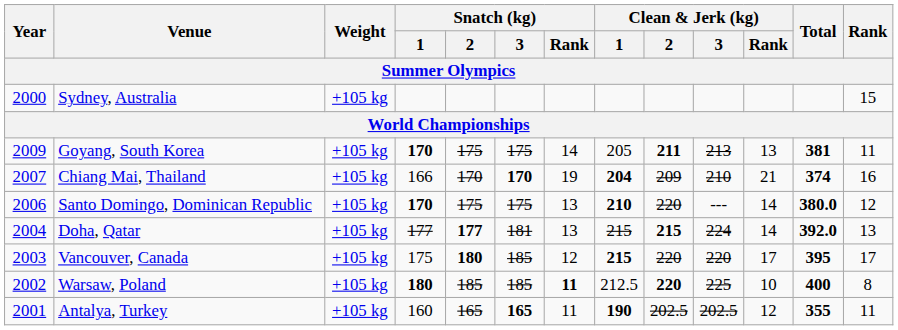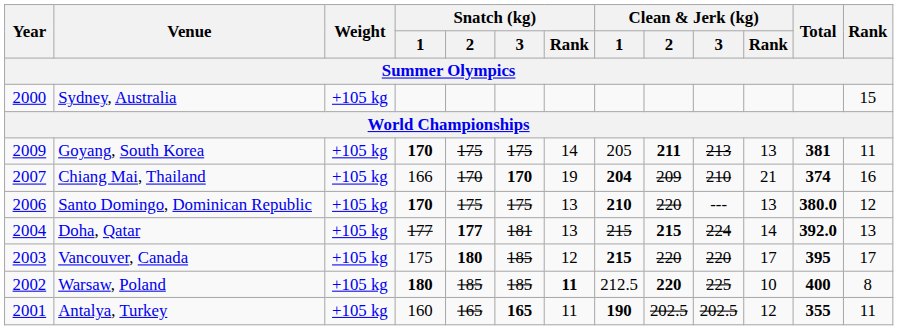(768, 204) 14 -> (768, 204) 13
